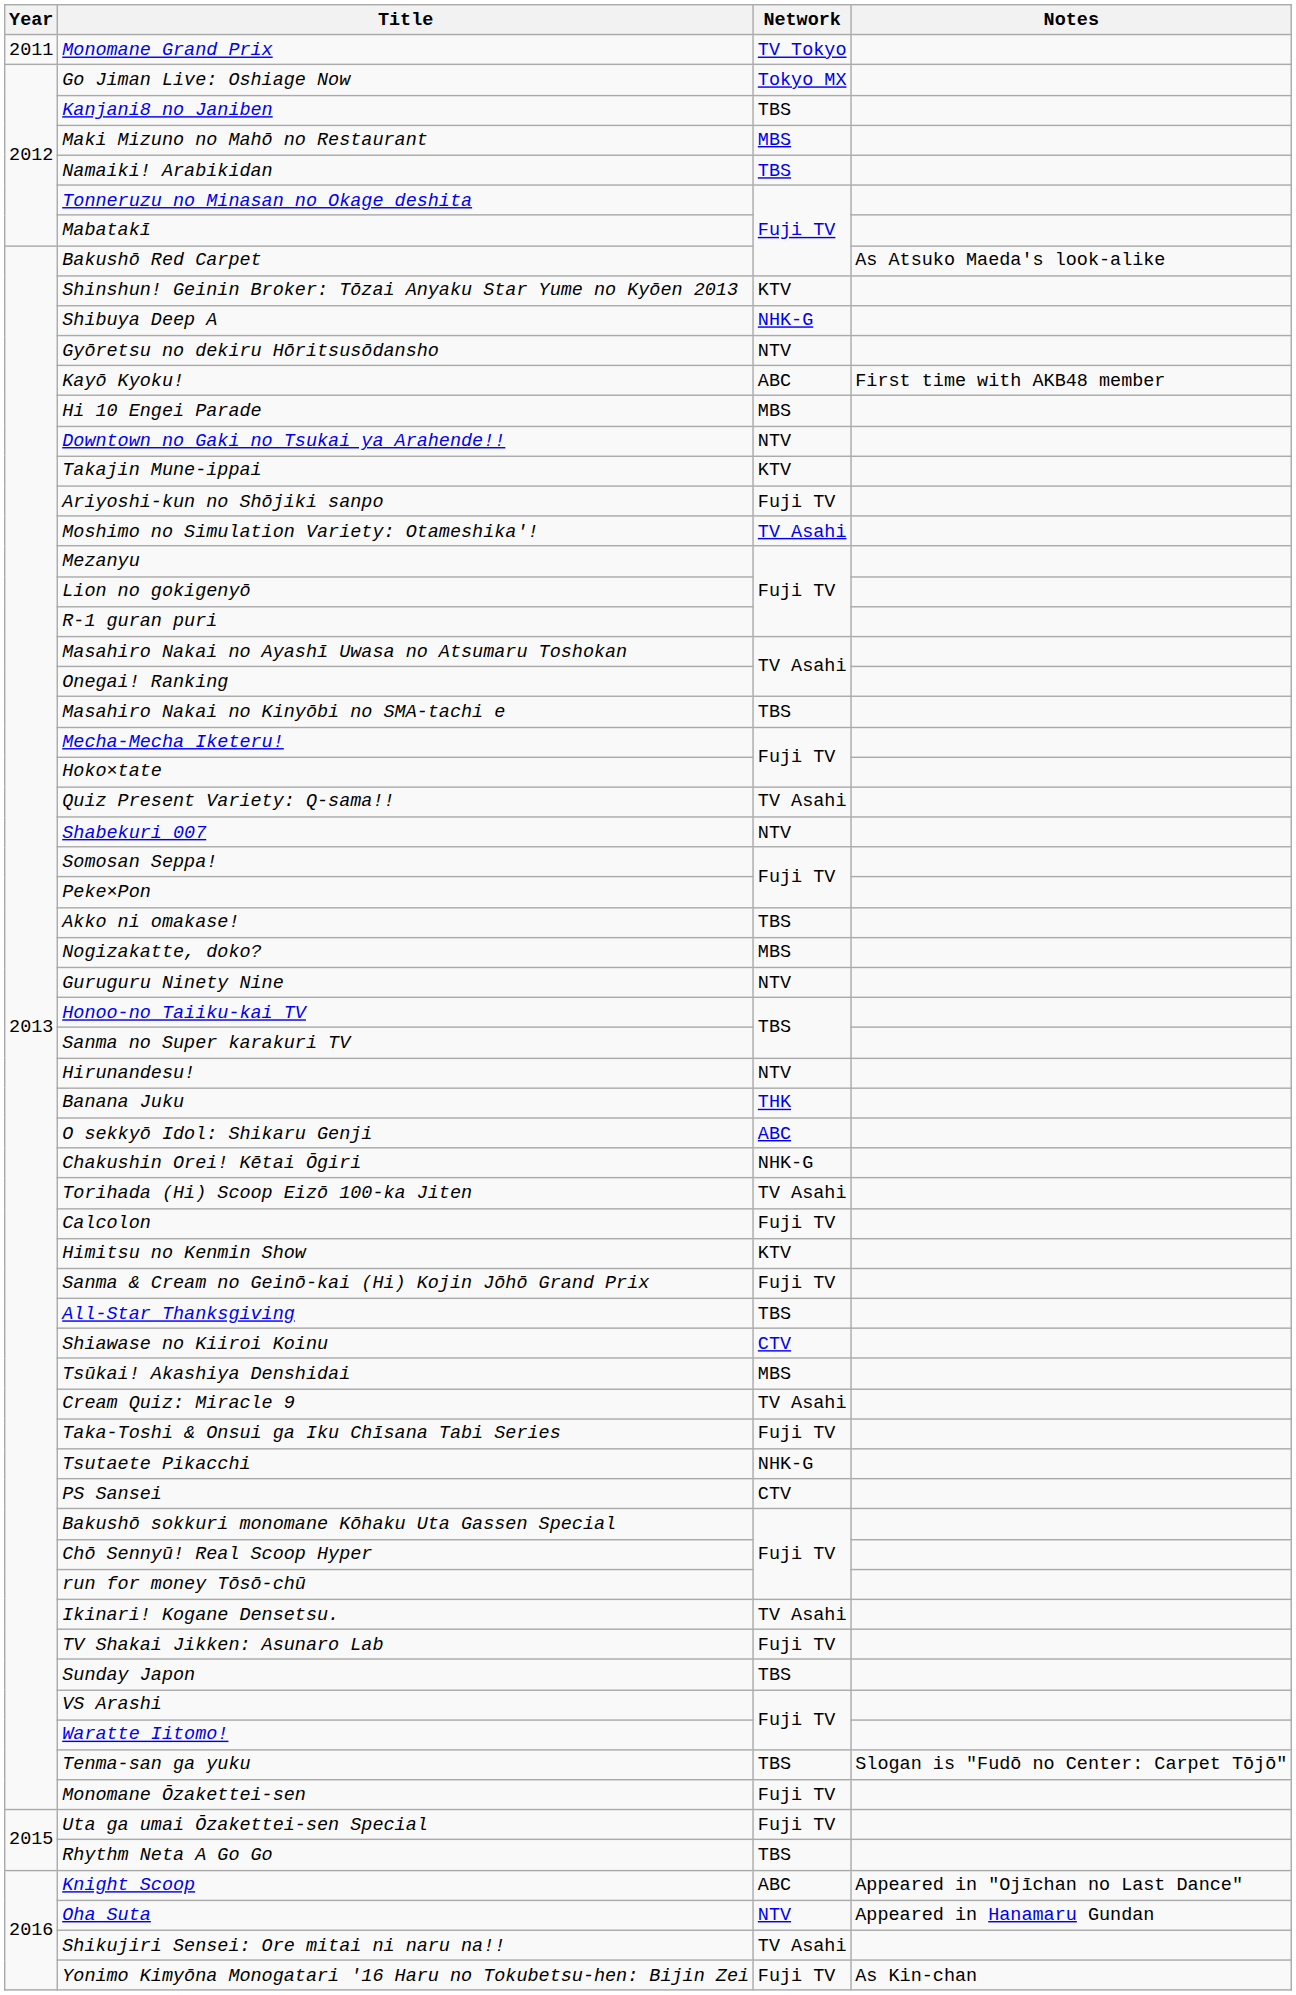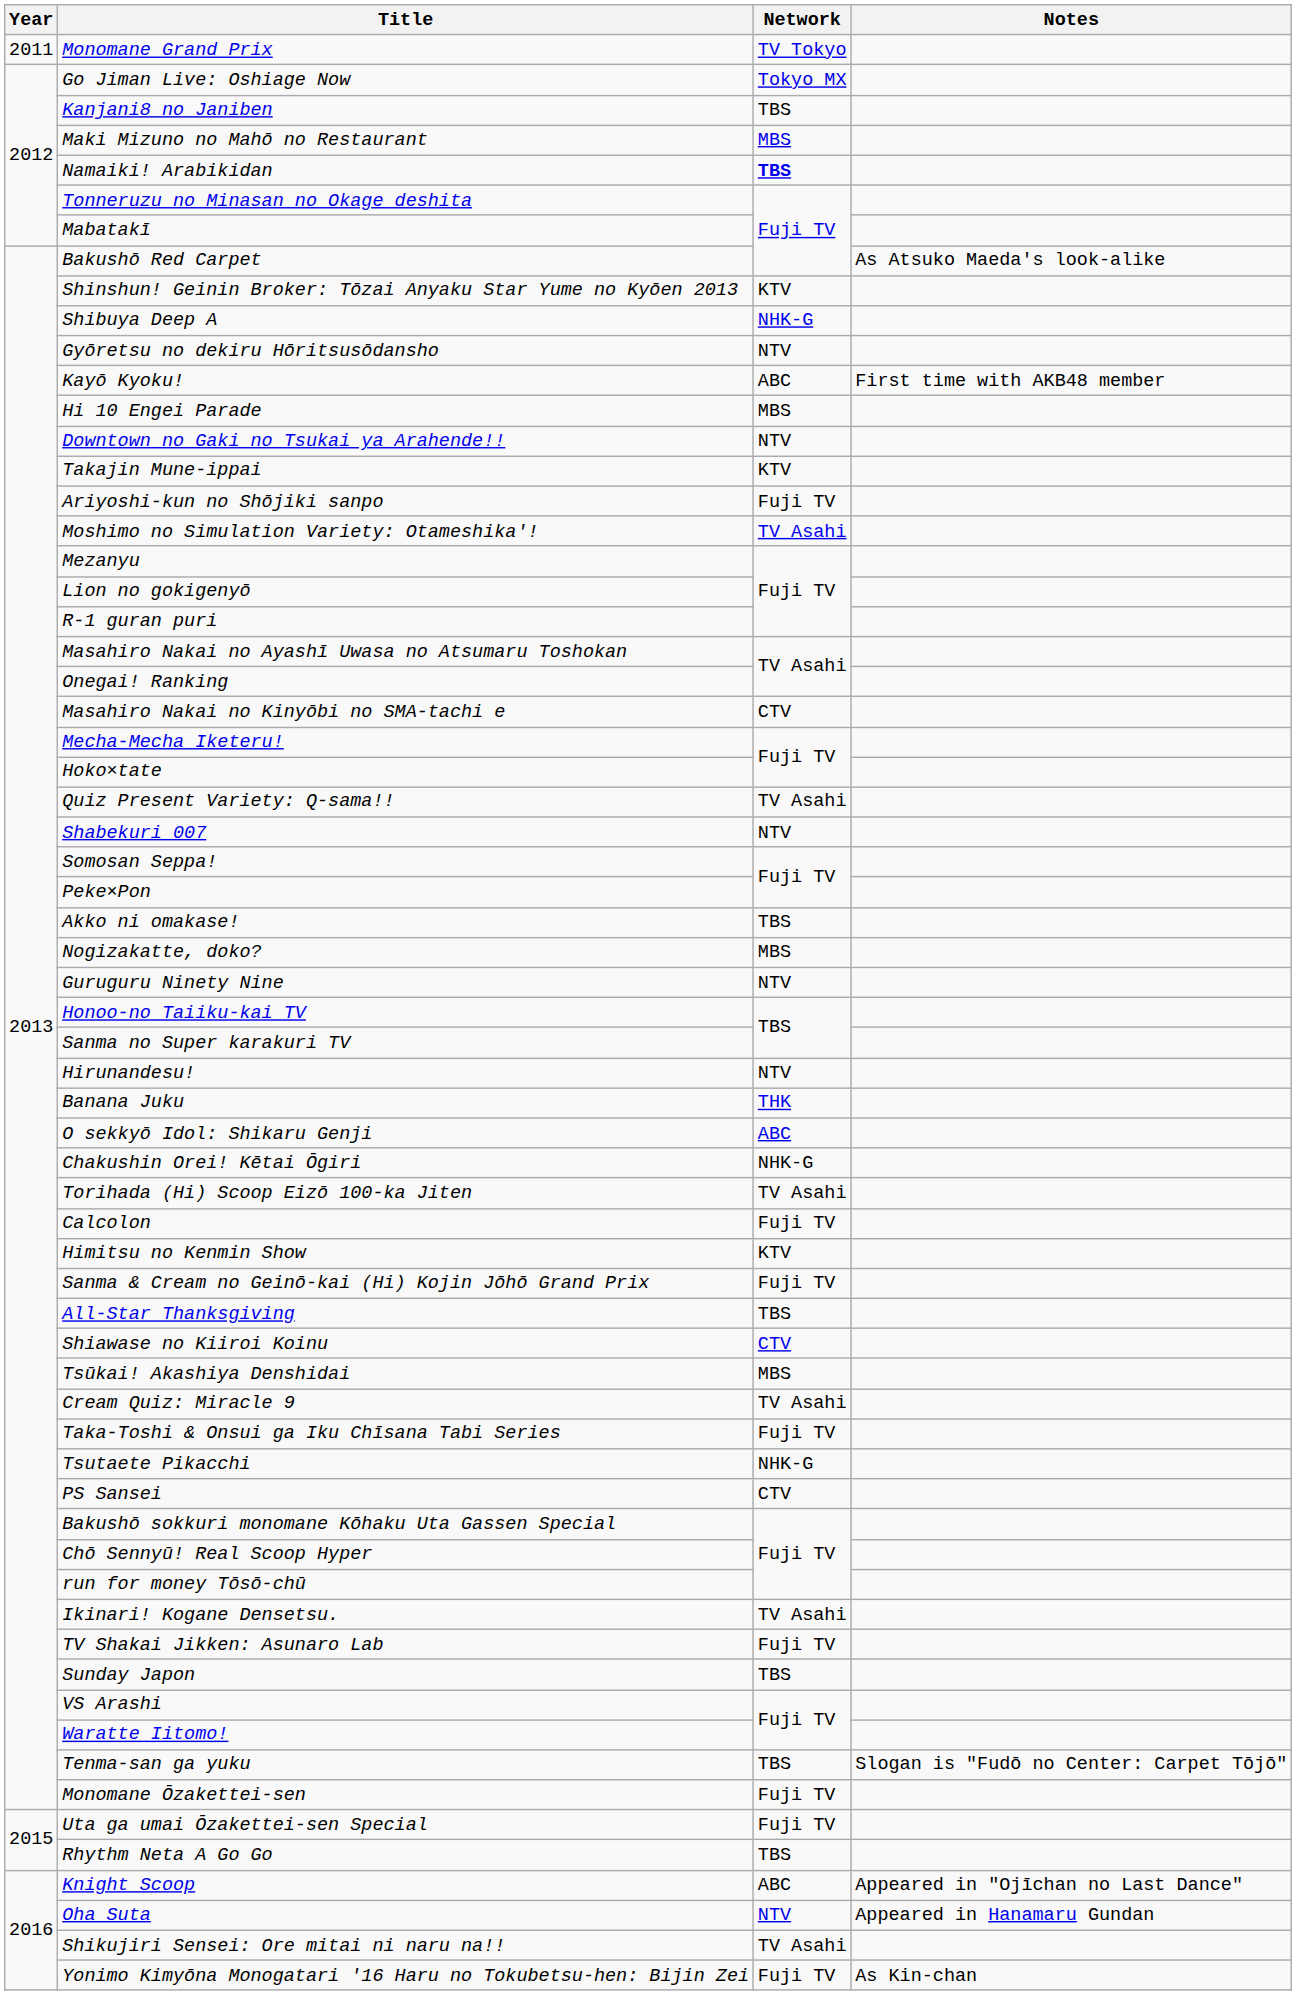(774, 170) normal -> (774, 170) bold
(774, 712) TBS -> (774, 712) CTV
